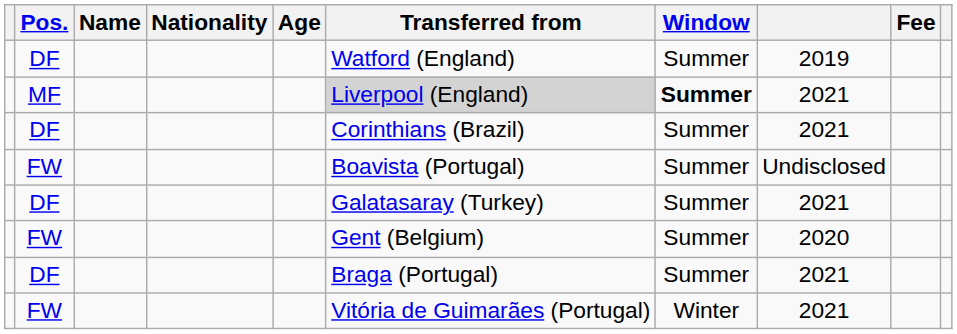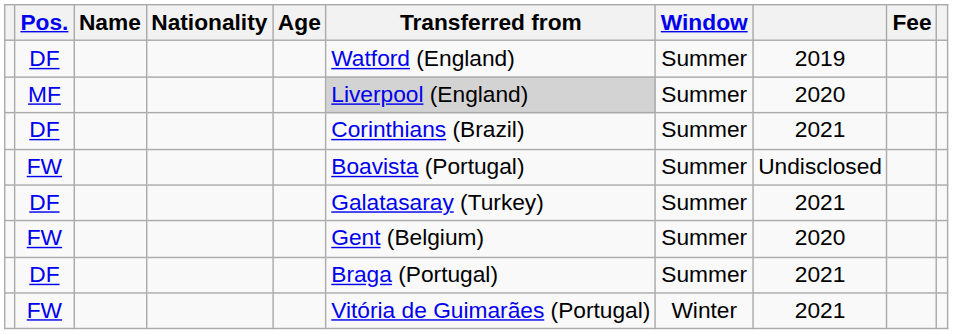(706, 94) bold -> (704, 94) normal
(824, 94) 2021 -> (820, 94) 2020
